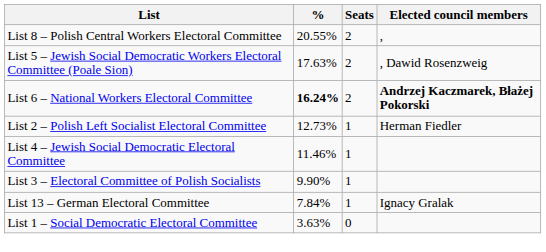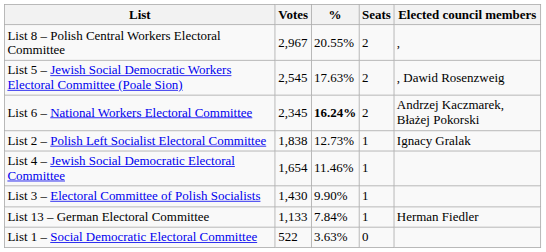+ column: (293, 14)
(456, 98) bold -> (450, 112) normal
(421, 126) Herman Fiedler -> (434, 140) Ignacy Gralak
(417, 202) Ignacy Gralak -> (438, 216) Herman Fiedler
